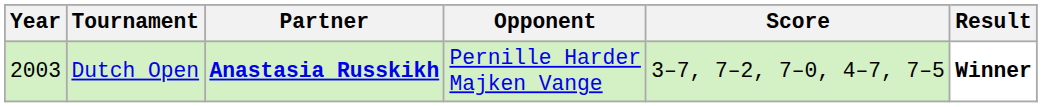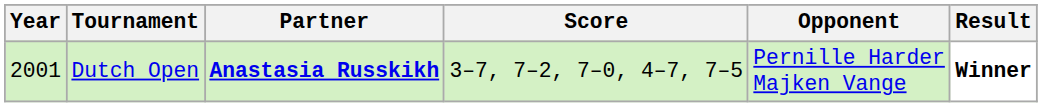columns swapped: (545, 22) <-> (798, 22)
(36, 71) 2003 -> (36, 71) 2001
